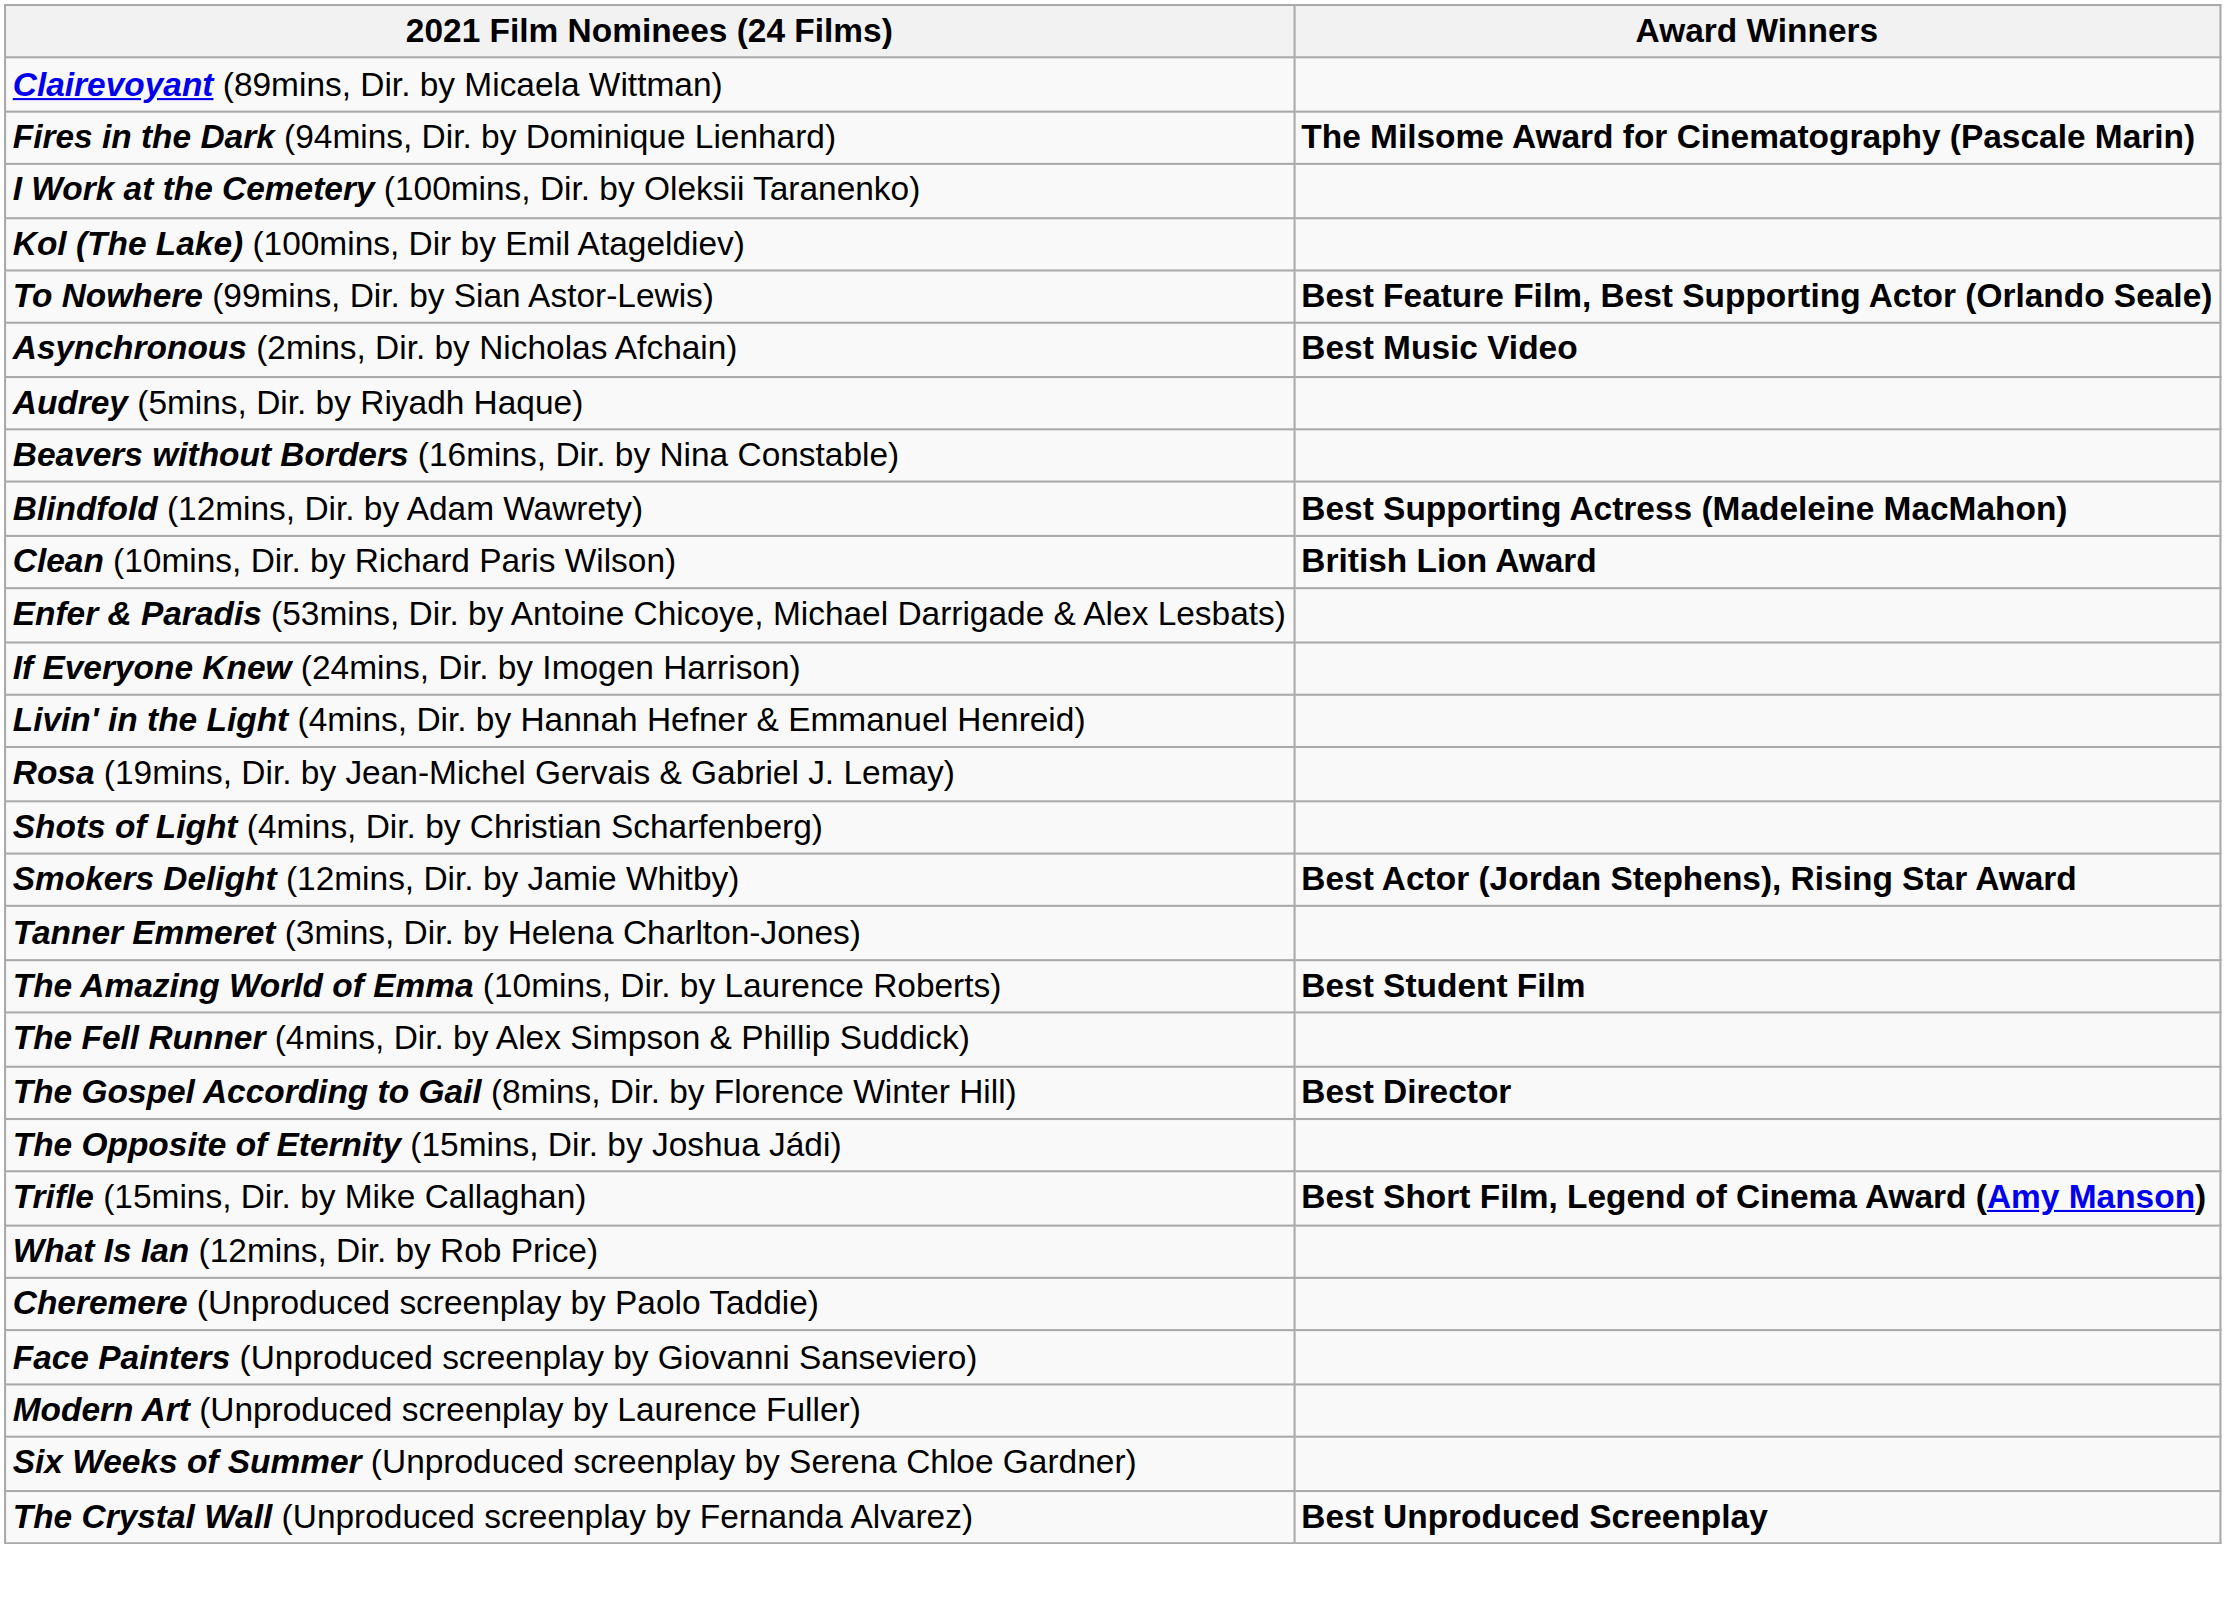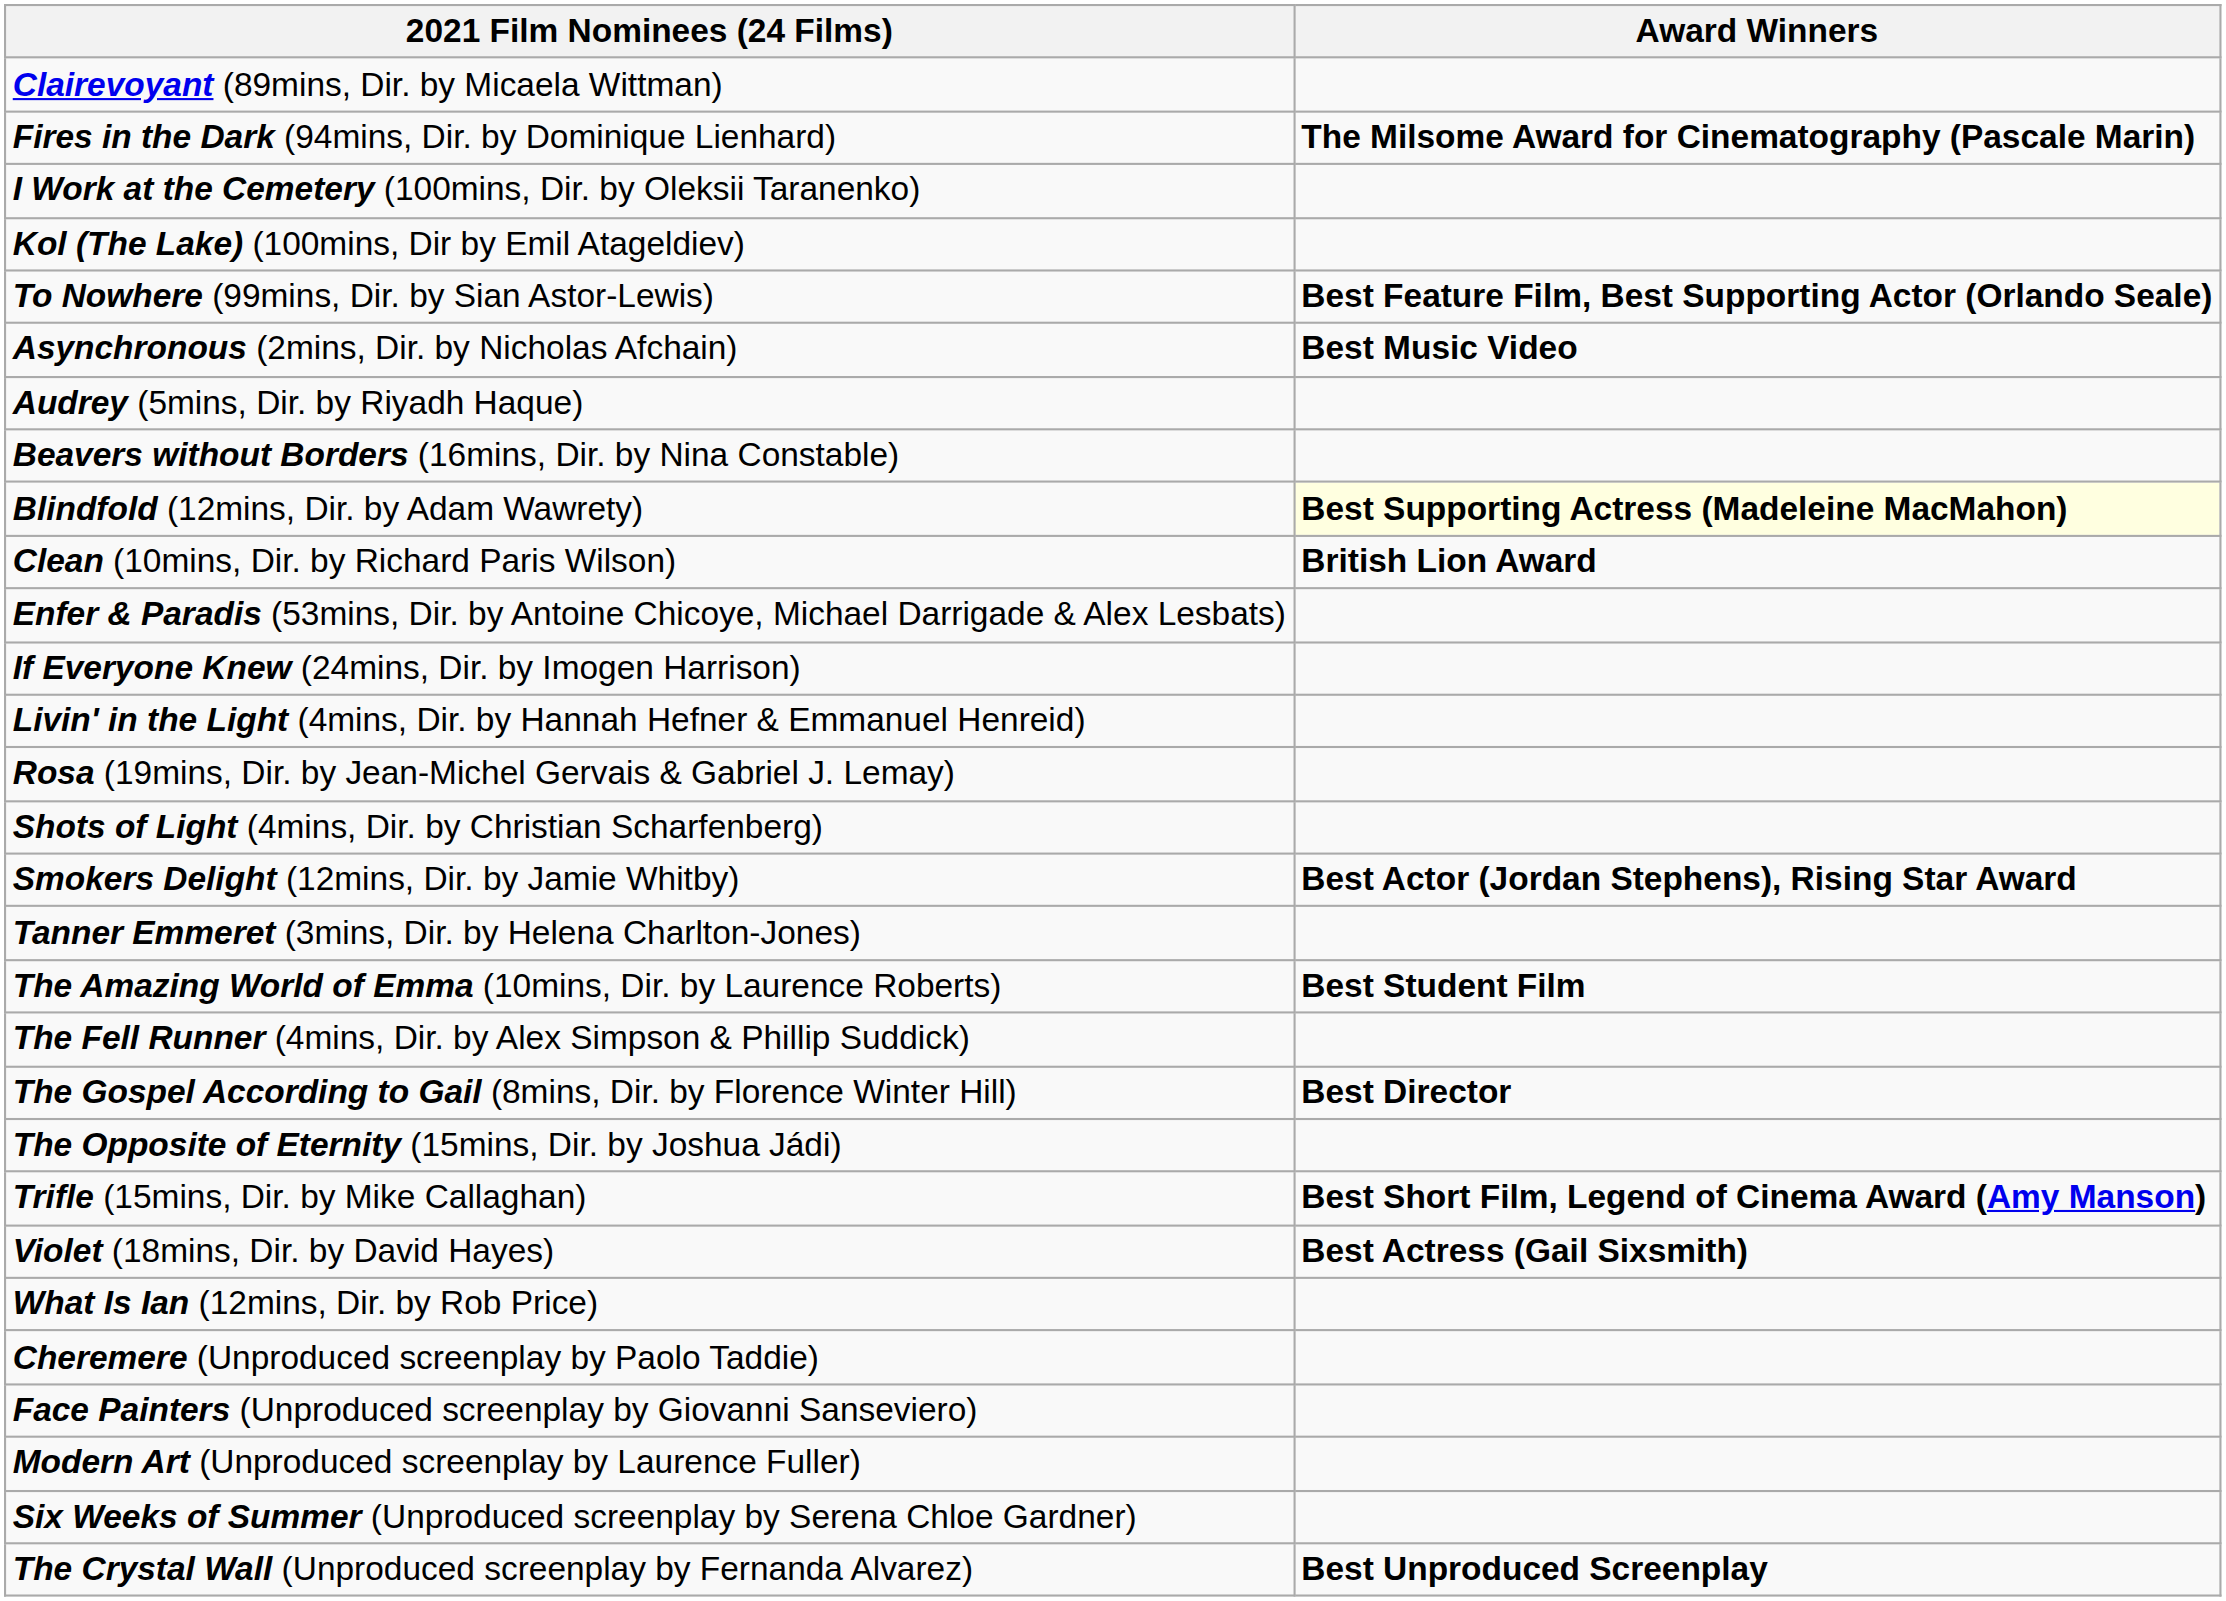(1684, 508) no background -> (1684, 508) lightyellow background
+ row: (283, 1250)
